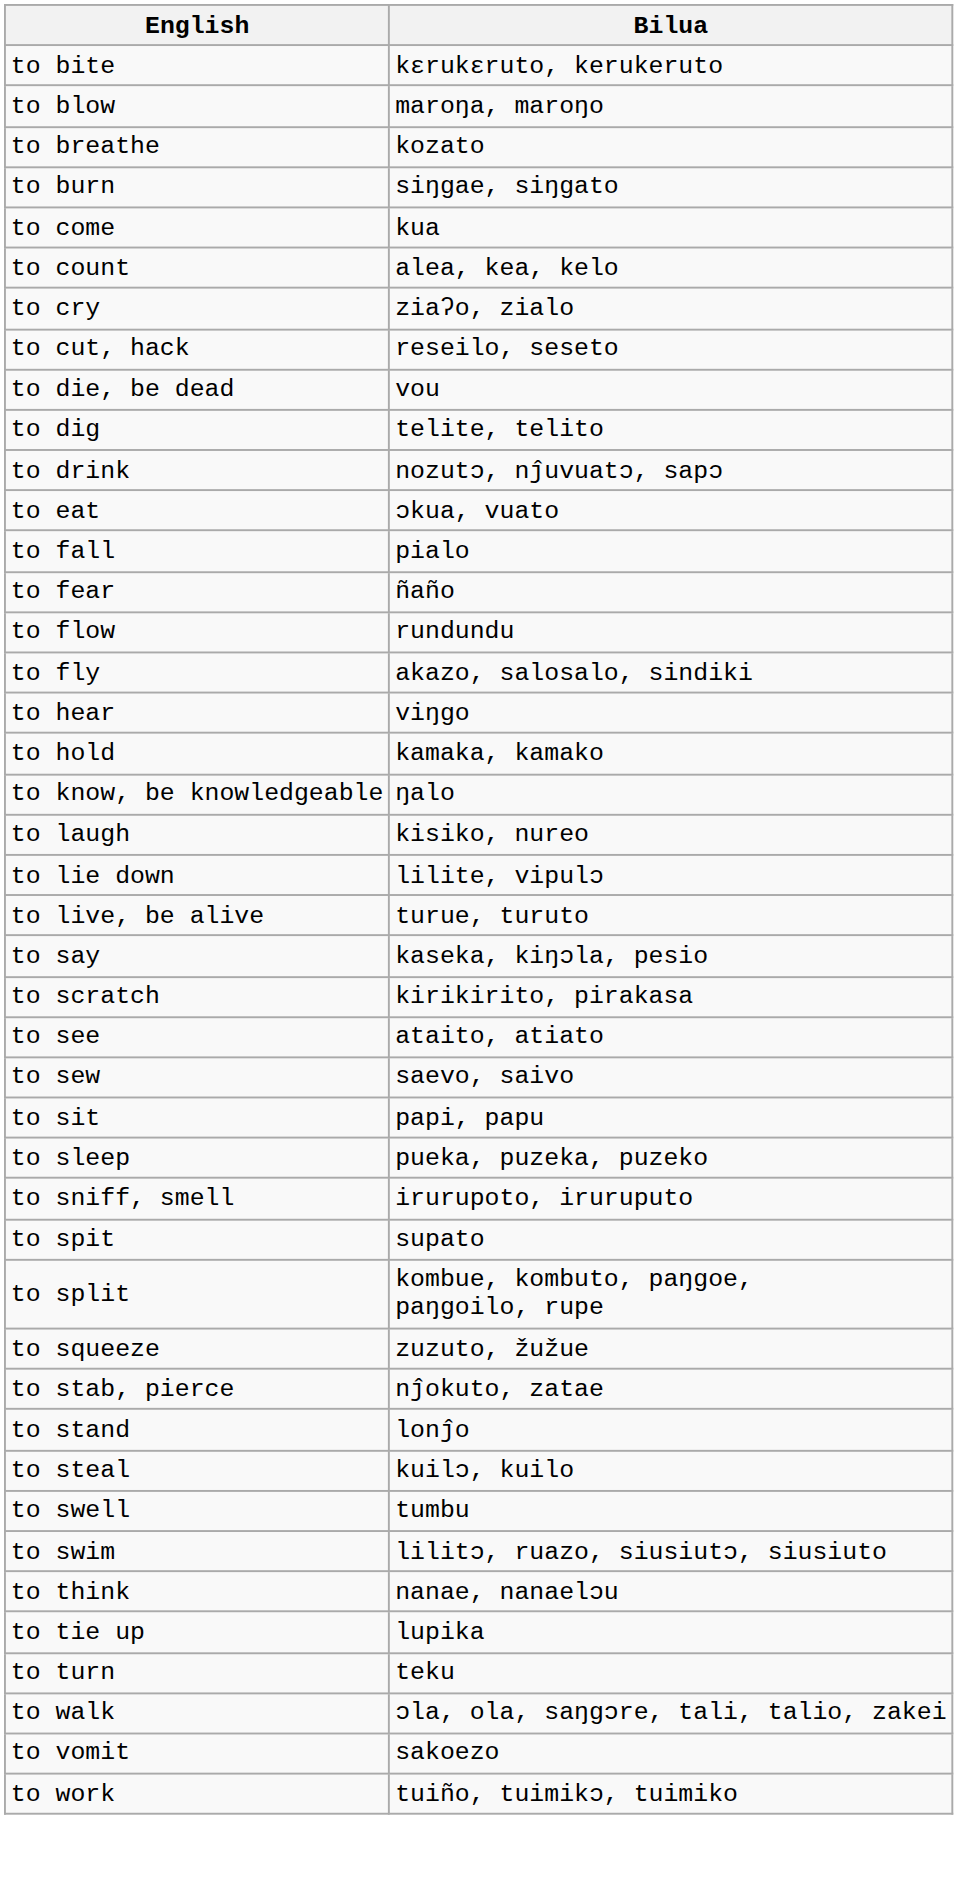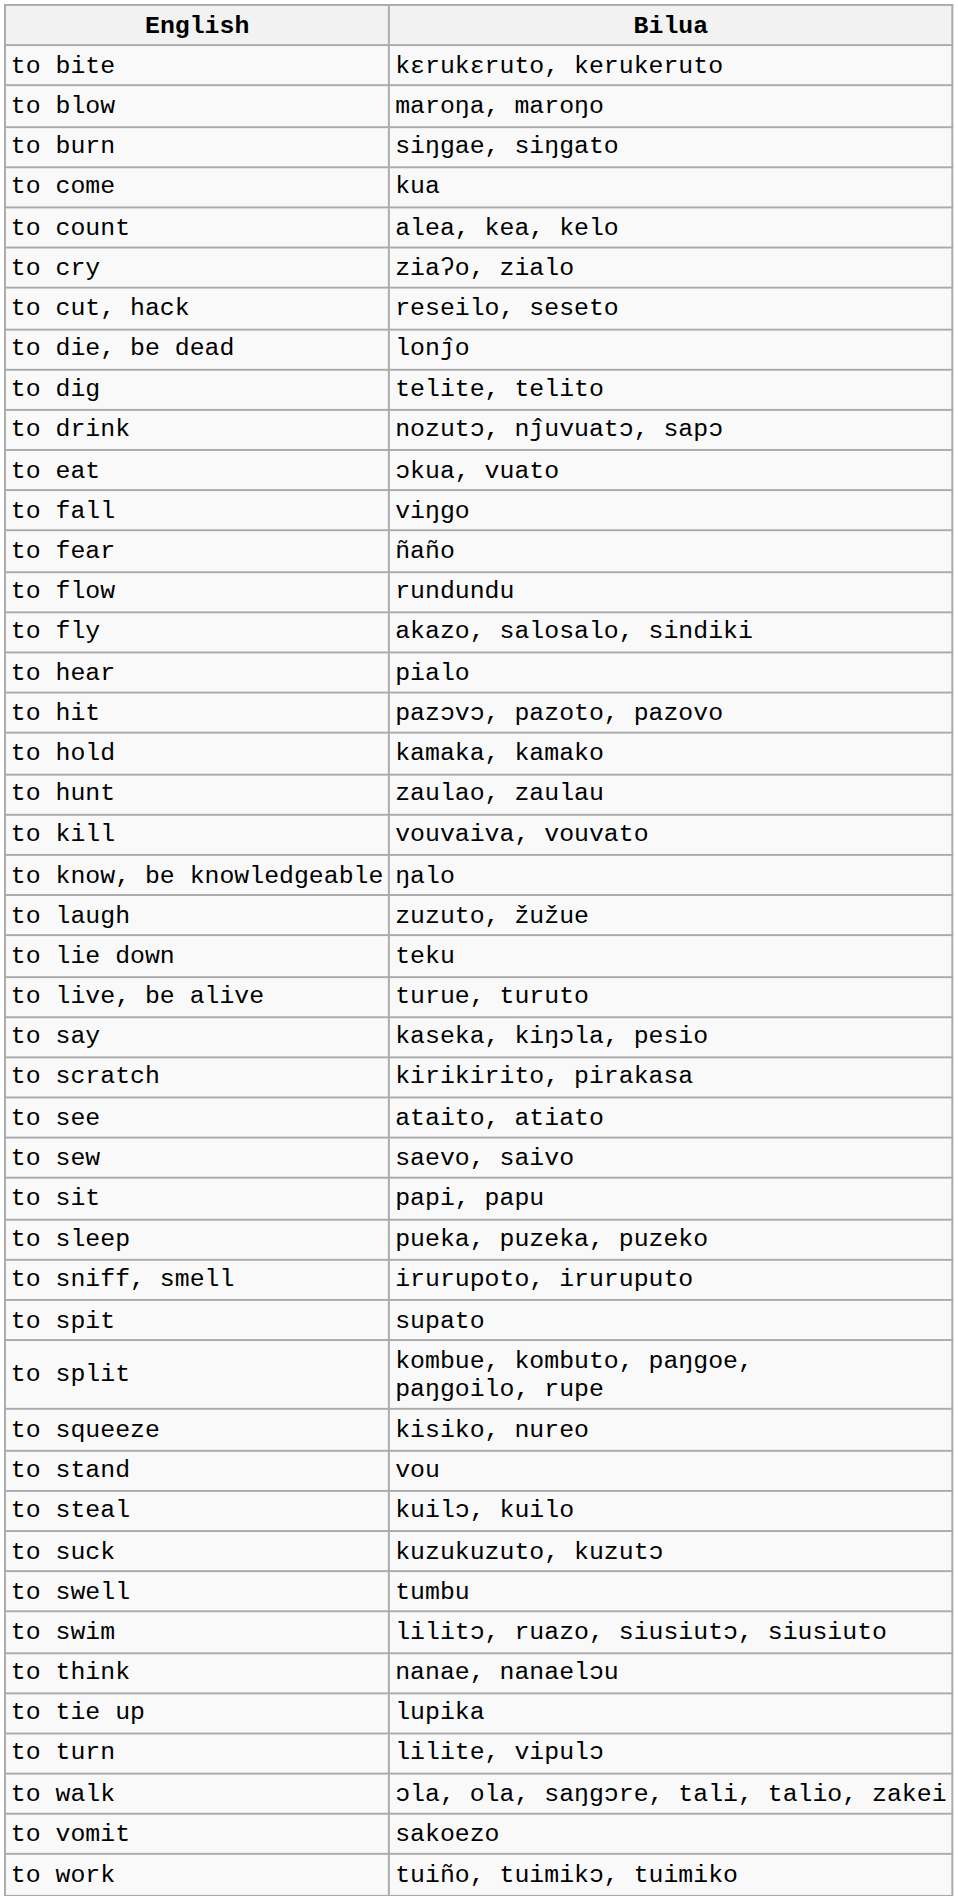- row: (85, 147)
(418, 389) vou -> (432, 349) lonĵo
(432, 551) pialo -> (432, 511) viŋgo
(432, 713) viŋgo -> (432, 673) pialo
+ row: (56, 713)
+ row: (63, 794)
+ row: (63, 835)
(492, 835) kisiko, nureo -> (492, 915) zuzuto, žužue
(500, 875) lilite, vipulɔ -> (425, 956) teku
(492, 1349) zuzuto, žužue -> (492, 1430) kisiko, nureo
- row: (123, 1389)
(432, 1430) lonĵo -> (418, 1470) vou
+ row: (63, 1551)
(425, 1673) teku -> (500, 1754) lilite, vipulɔ
